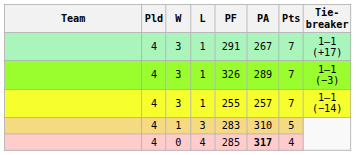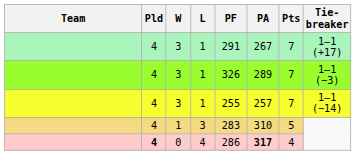(154, 142) normal -> (154, 142) bold
(231, 142) 285 -> (231, 142) 286
